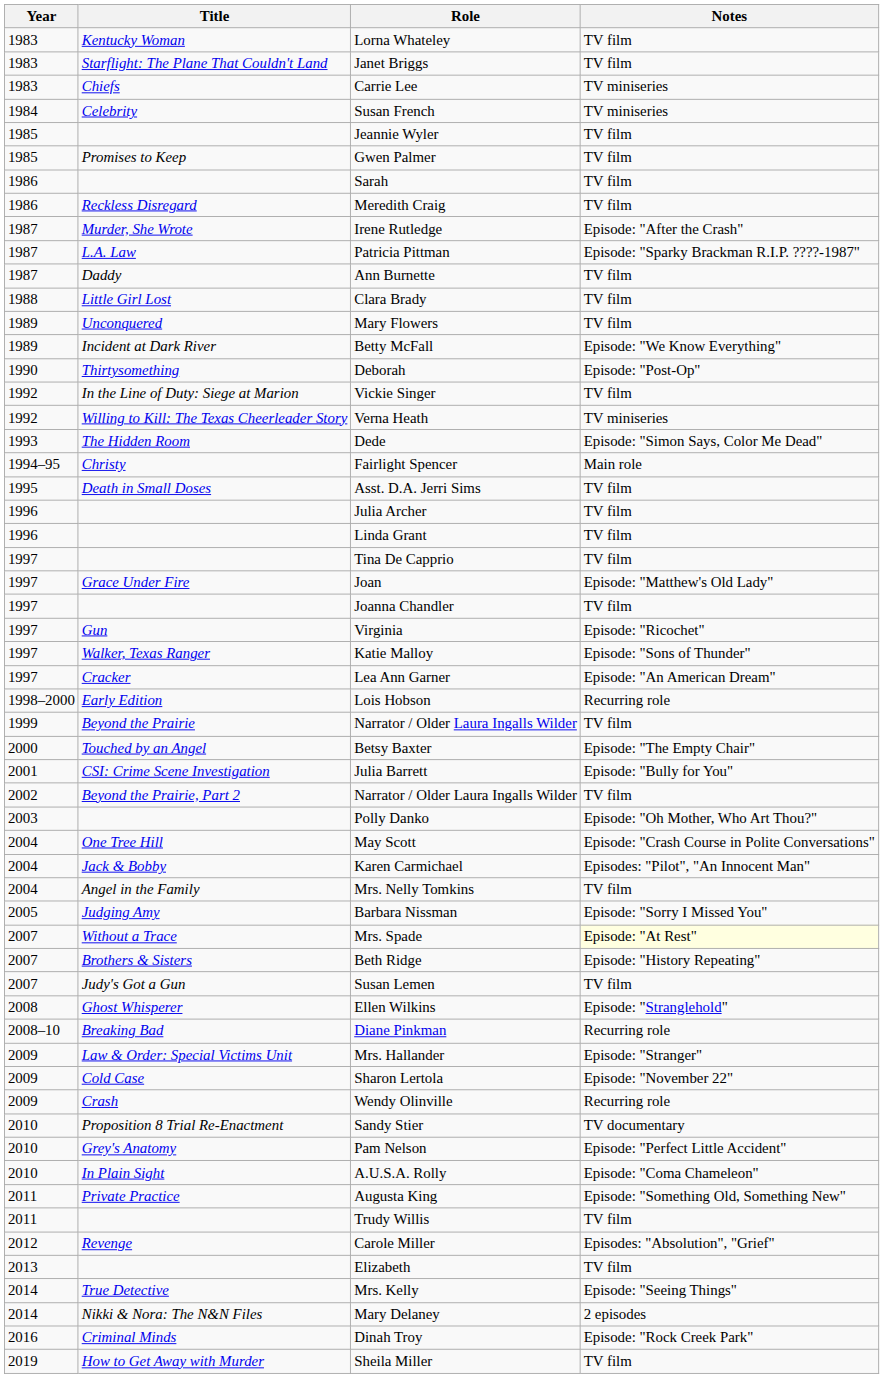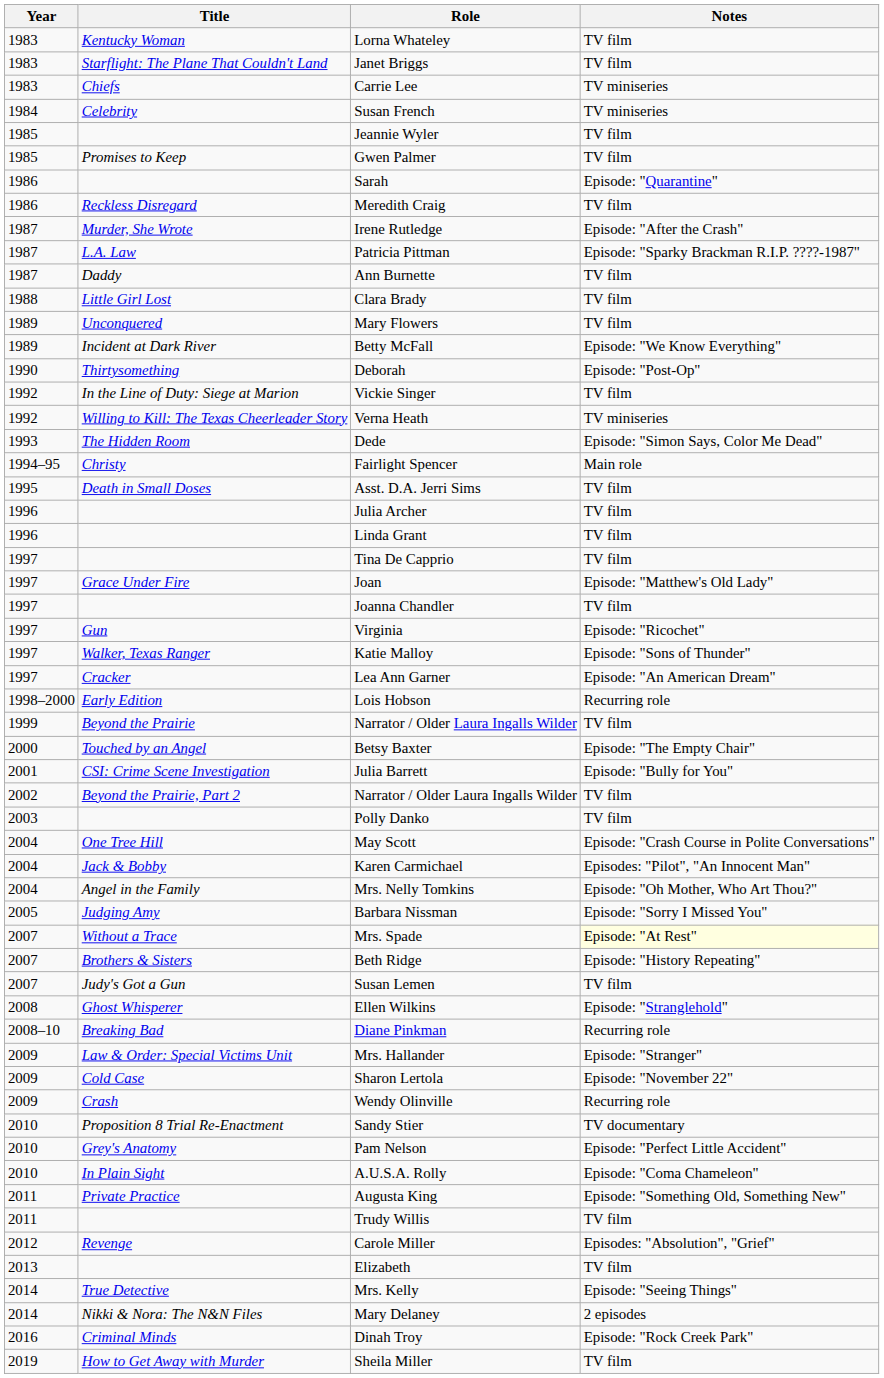(608, 181) TV film -> (651, 181) Episode: "Quarantine"
(700, 818) Episode: "Oh Mother, Who Art Thou?" -> (608, 818) TV film
(608, 889) TV film -> (700, 889) Episode: "Oh Mother, Who Art Thou?"
